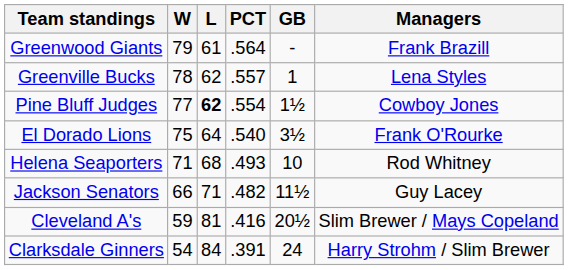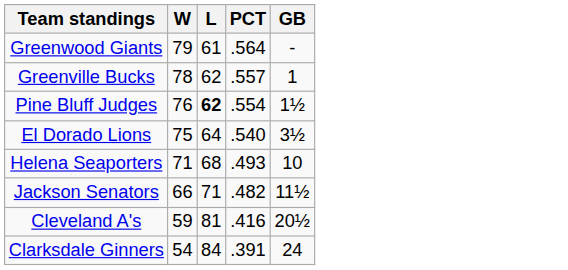- column: (439, 18)
(182, 105) 77 -> (182, 105) 76
